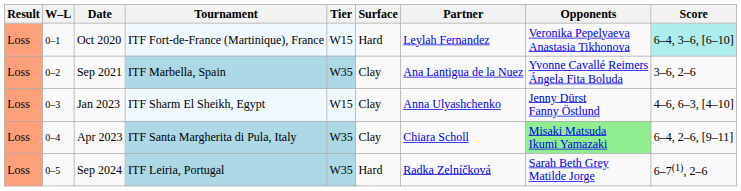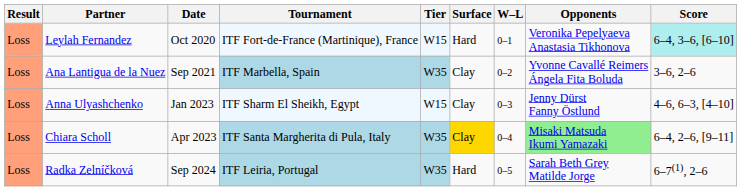columns swapped: (58, 14) <-> (463, 14)
(370, 137) no background -> (464, 137) gold background
